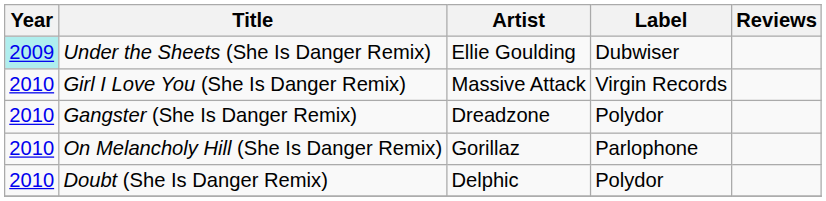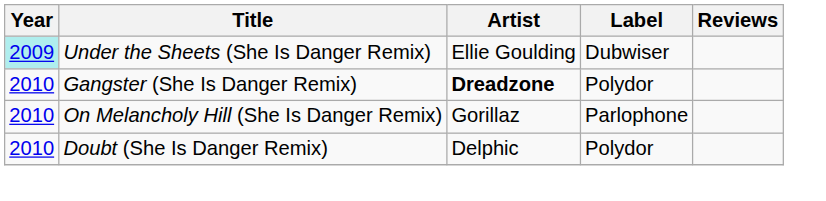- row: (235, 84)
(501, 116) normal -> (503, 84) bold
